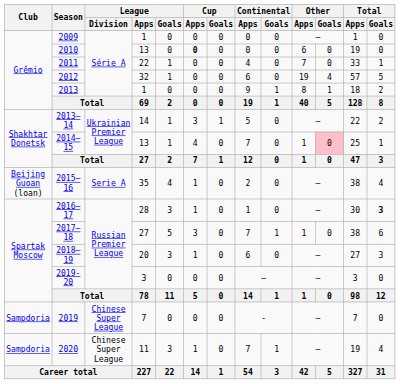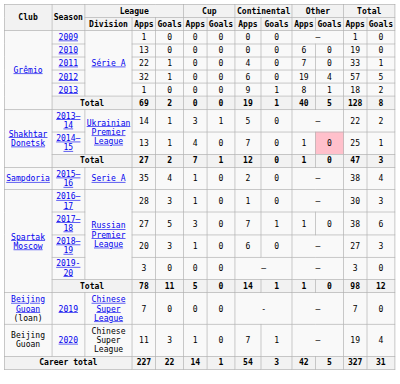(195, 50) bold -> (195, 50) normal
(28, 183) Beijing Guoan (loan) -> (28, 179) Sampdoria
(381, 210) bold -> (381, 201) normal
(28, 318) Sampdoria -> (28, 309) Beijing Guoan (loan)
(28, 350) Sampdoria -> (28, 340) Beijing Guoan
